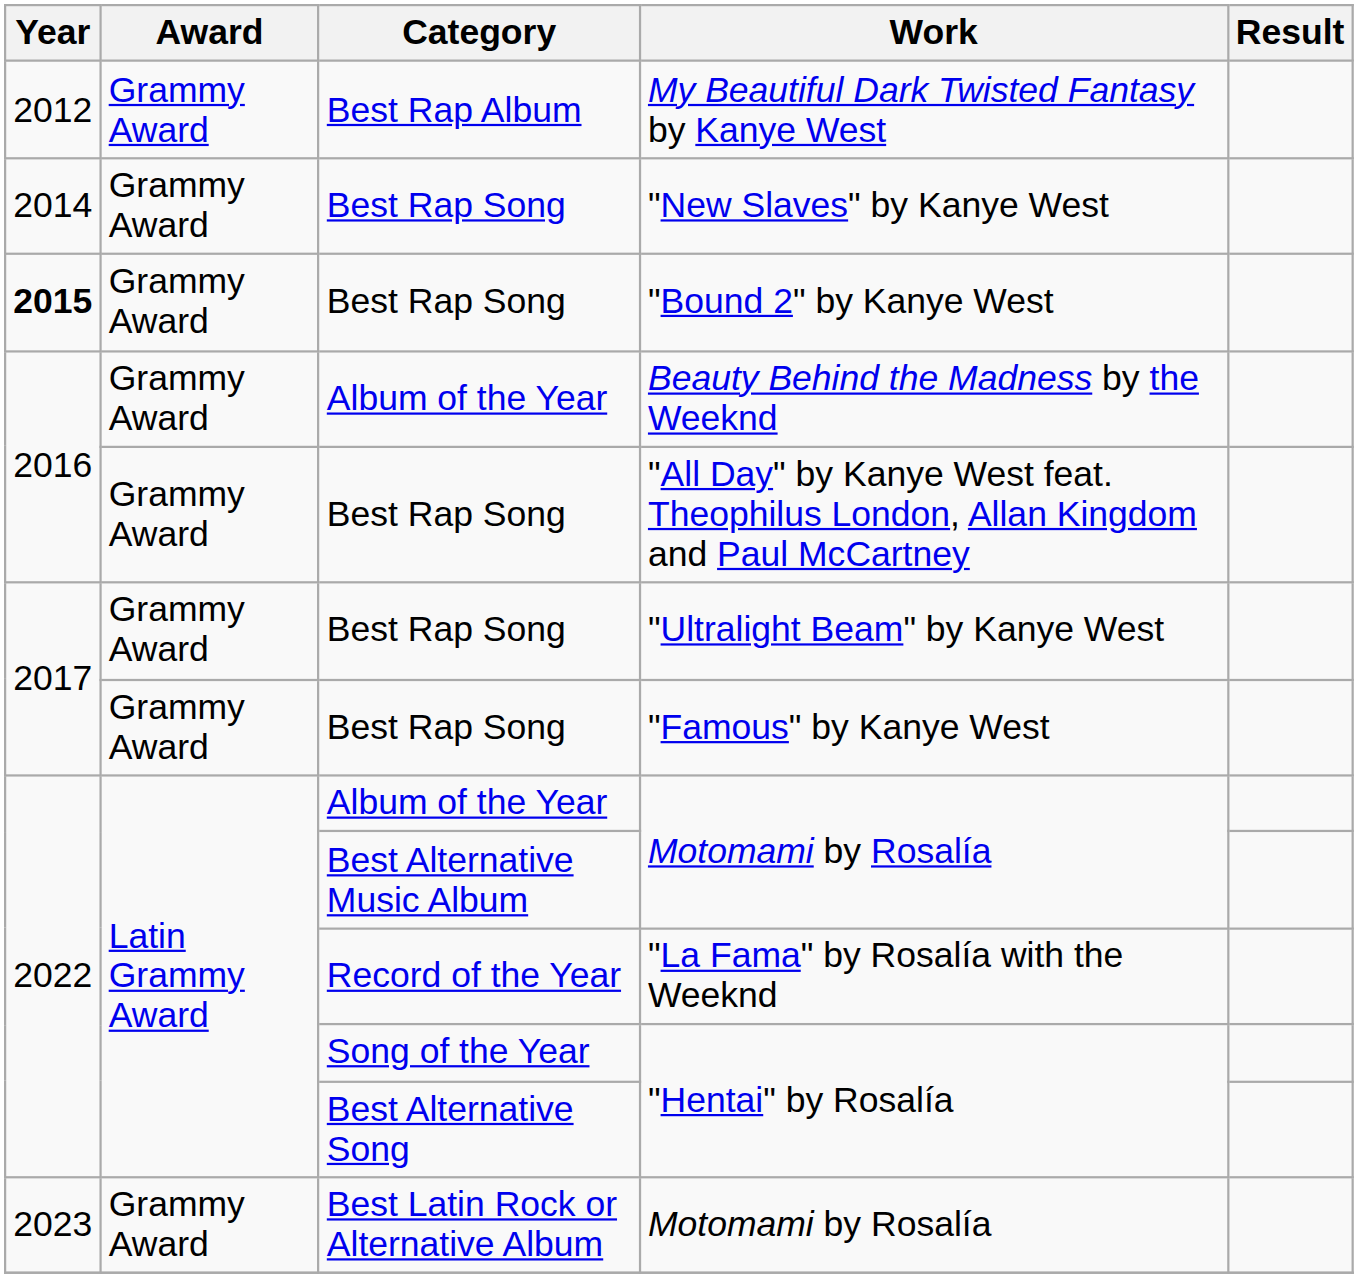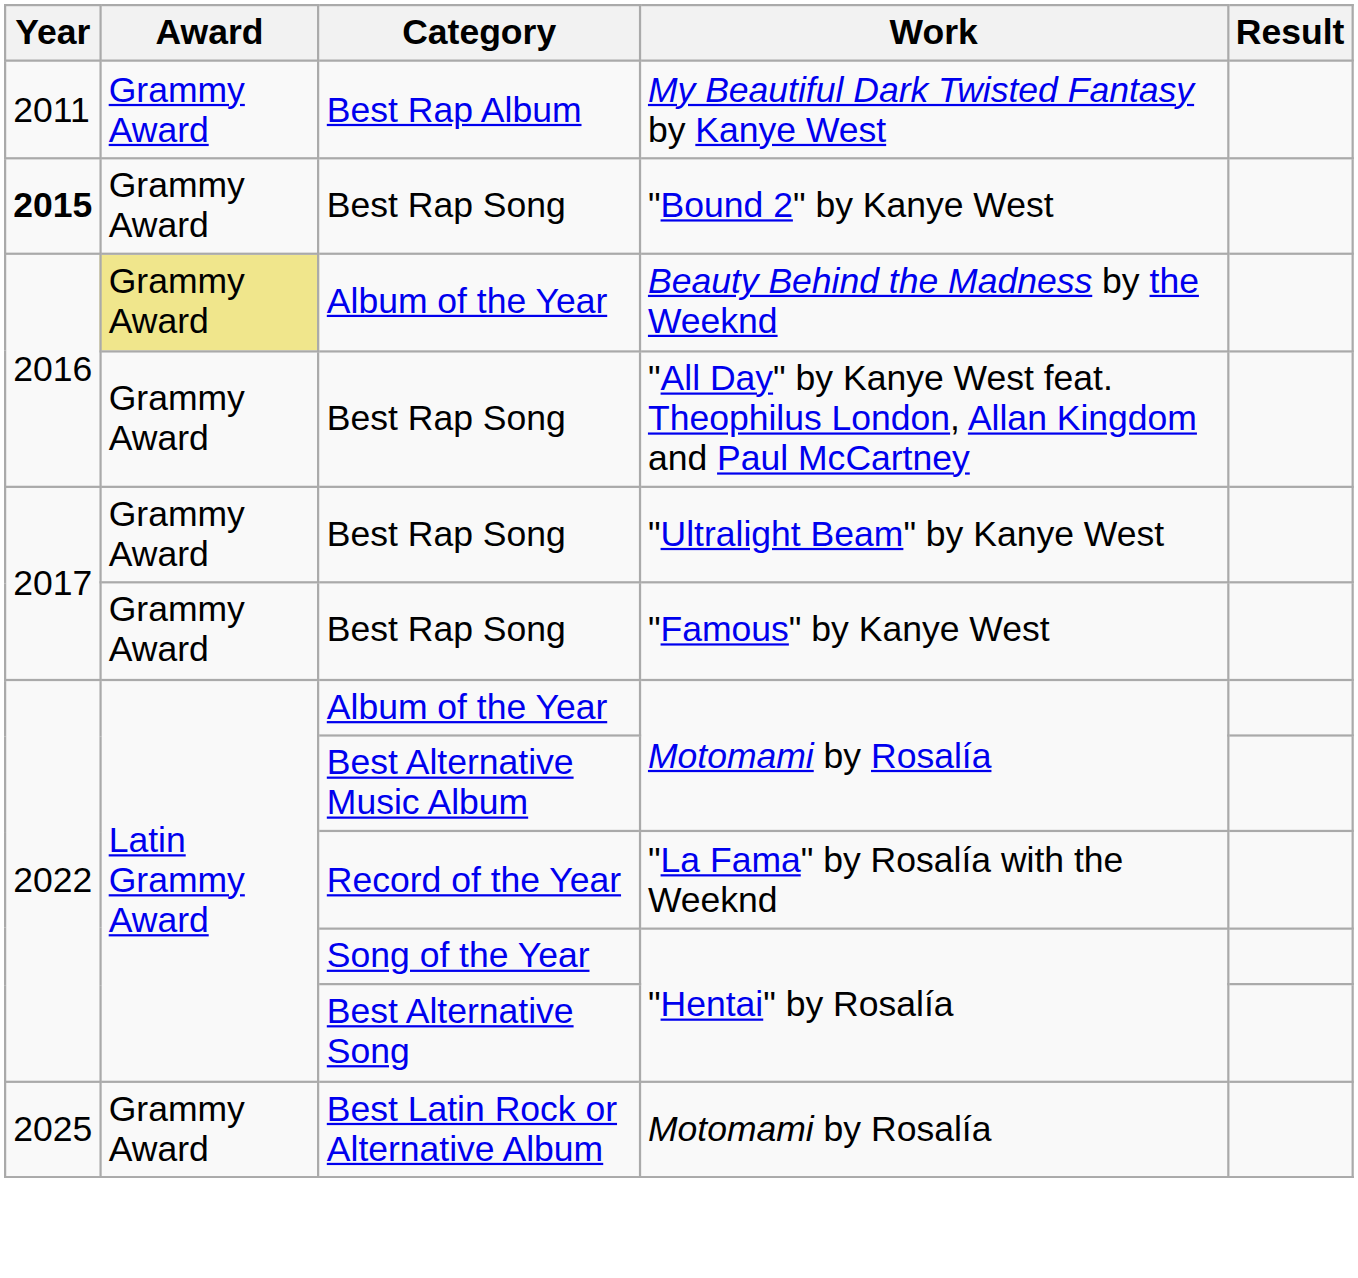(53, 108) 2012 -> (51, 108) 2011
- row: (446, 205)
(177, 397) no background -> (177, 301) khaki background
(53, 1224) 2023 -> (53, 1128) 2025
